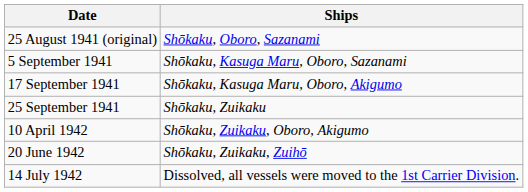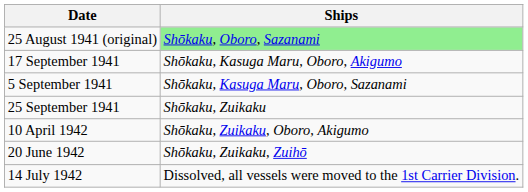(242, 38) no background -> (242, 38) lightgreen background
rows swapped: (60, 61) <-> (64, 84)
